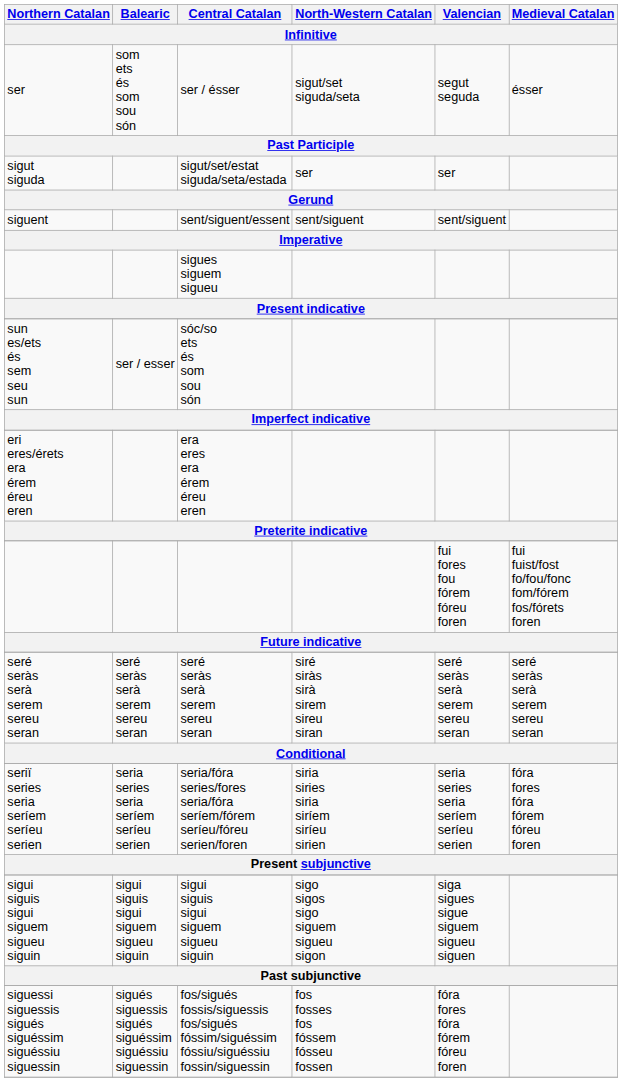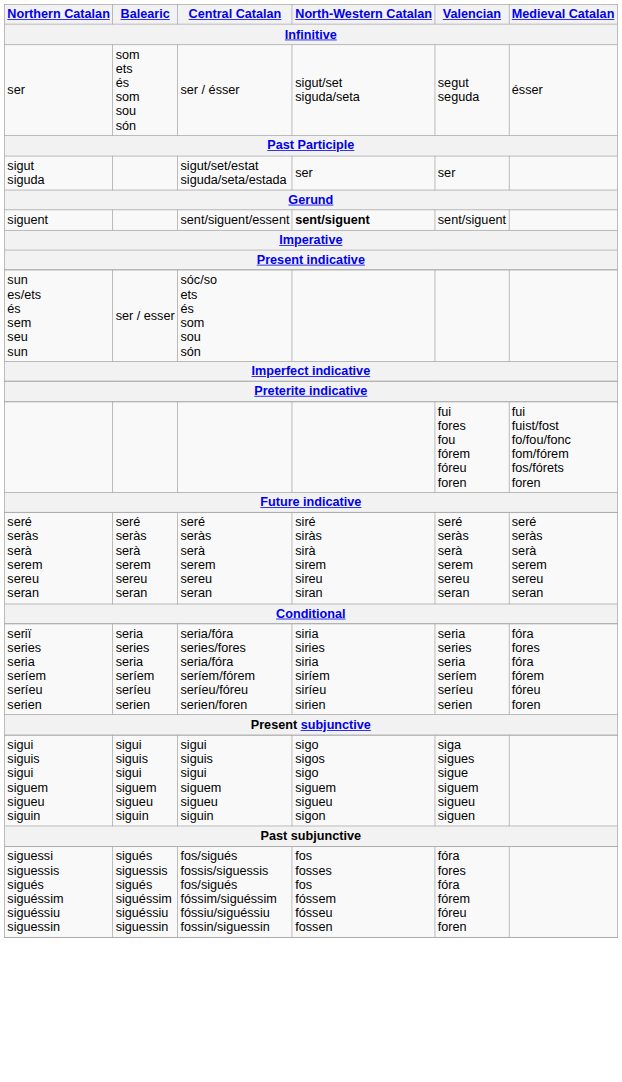(329, 220) normal -> (332, 220) bold
- row: (59, 274)
- row: (35, 475)
